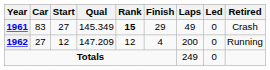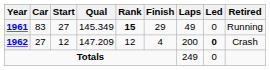(245, 27) Crash -> (245, 27) Running
(214, 42) normal -> (214, 42) bold
(245, 42) Running -> (245, 42) Crash
